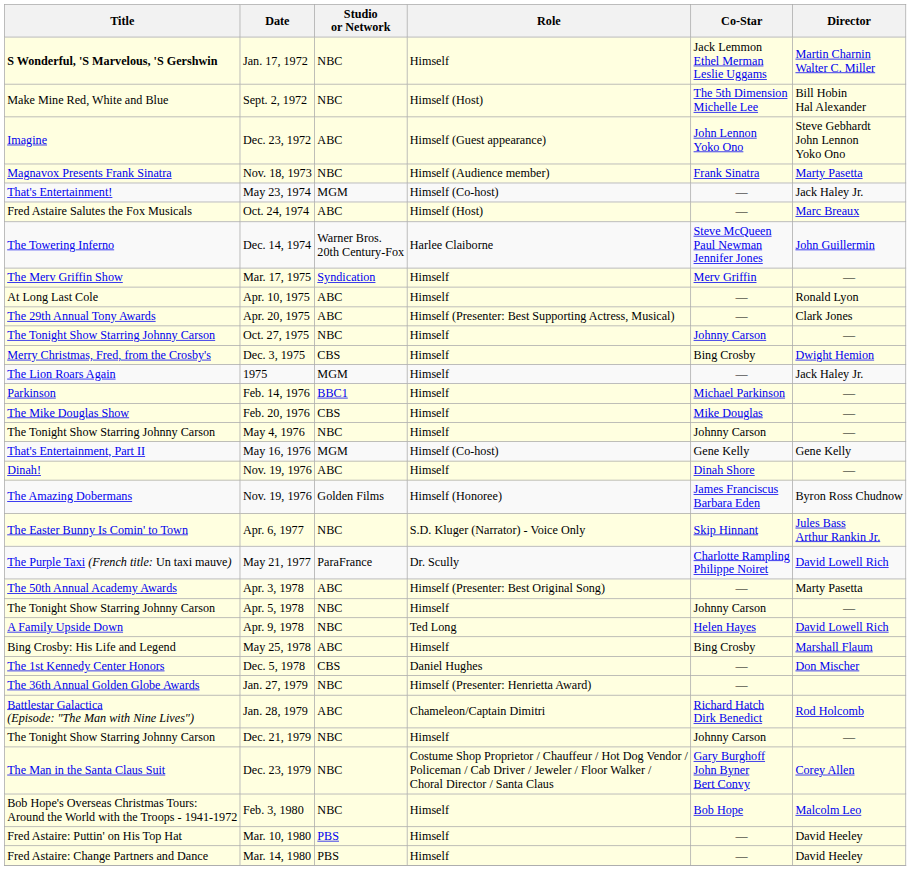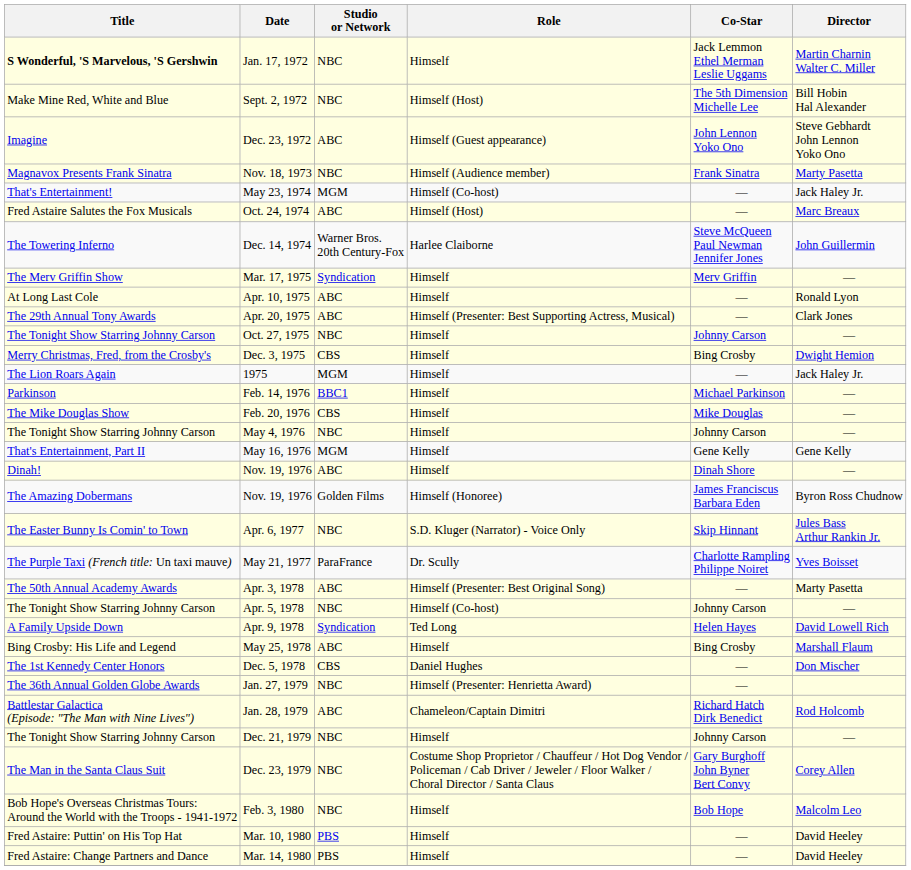(454, 451) Himself (Co-host) -> (429, 451) Himself
(842, 562) David Lowell Rich -> (827, 562) Yves Boisset
(429, 608) Himself -> (454, 608) Himself (Co-host)
(330, 627) NBC -> (346, 627) Syndication
